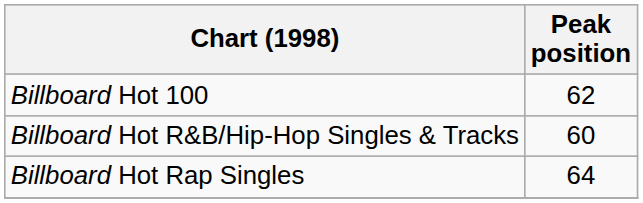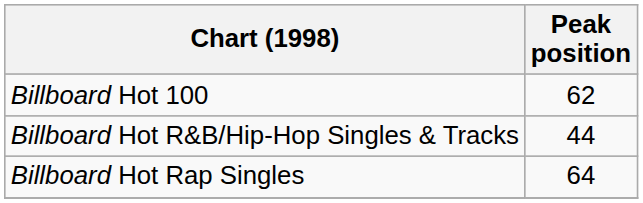(581, 135) 60 -> (581, 135) 44
